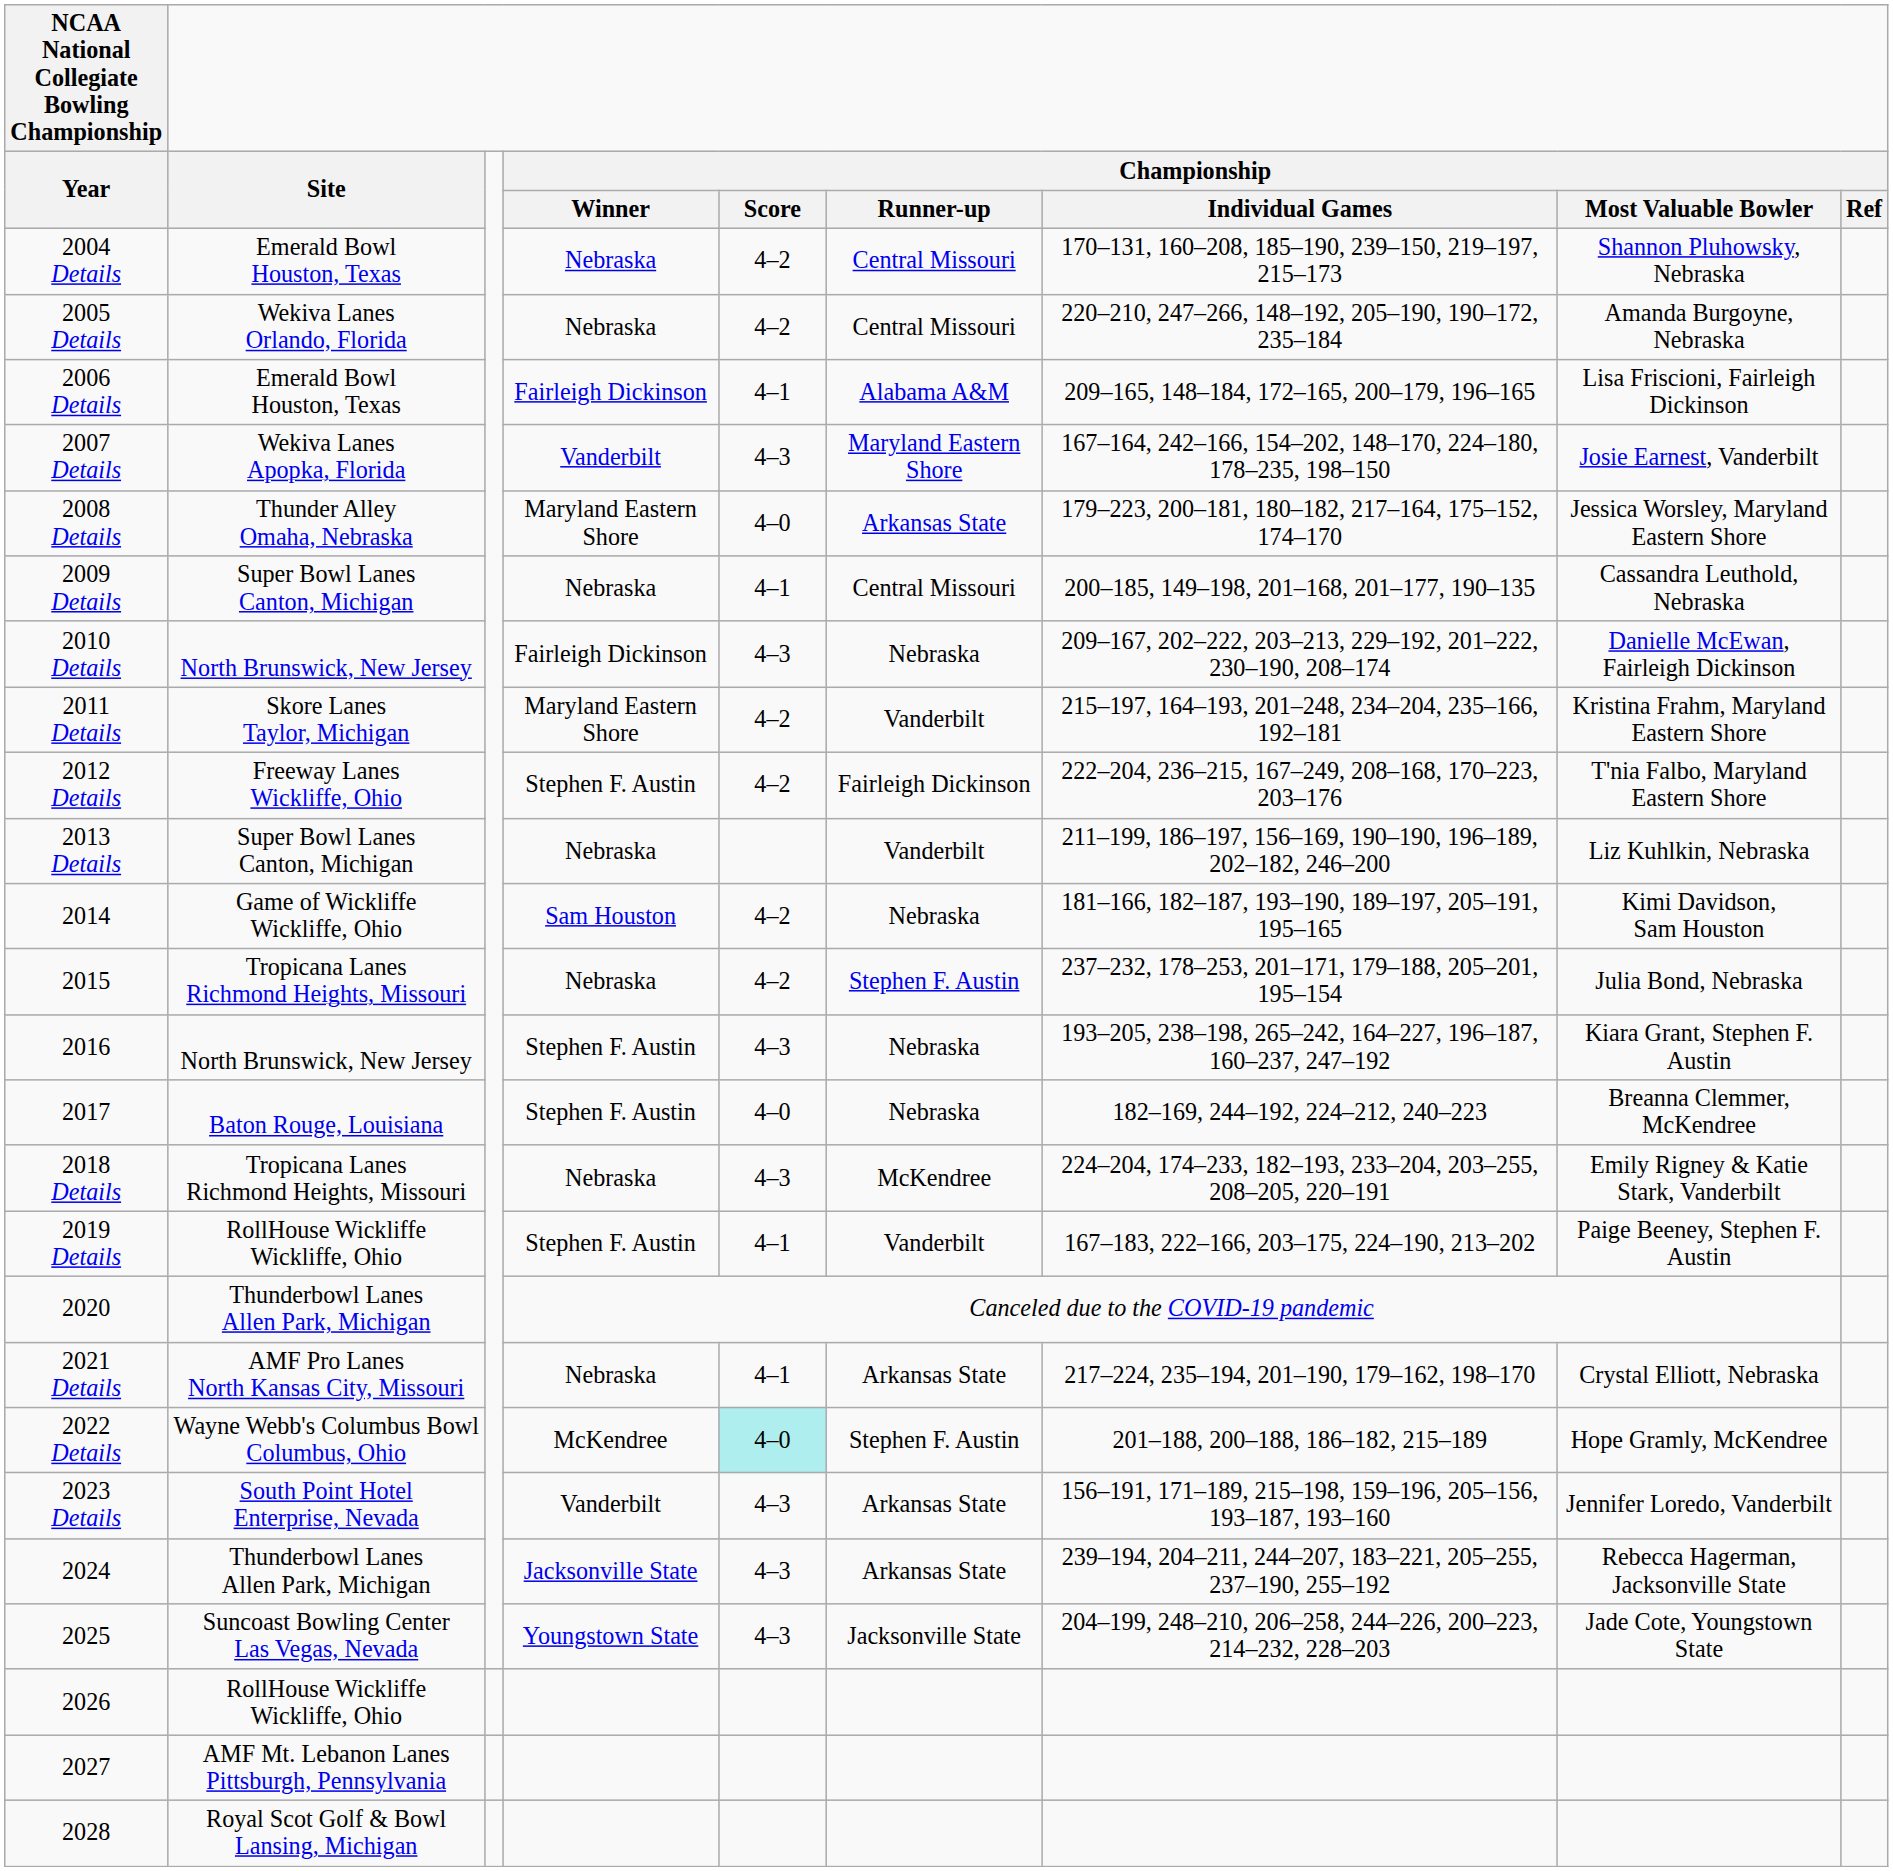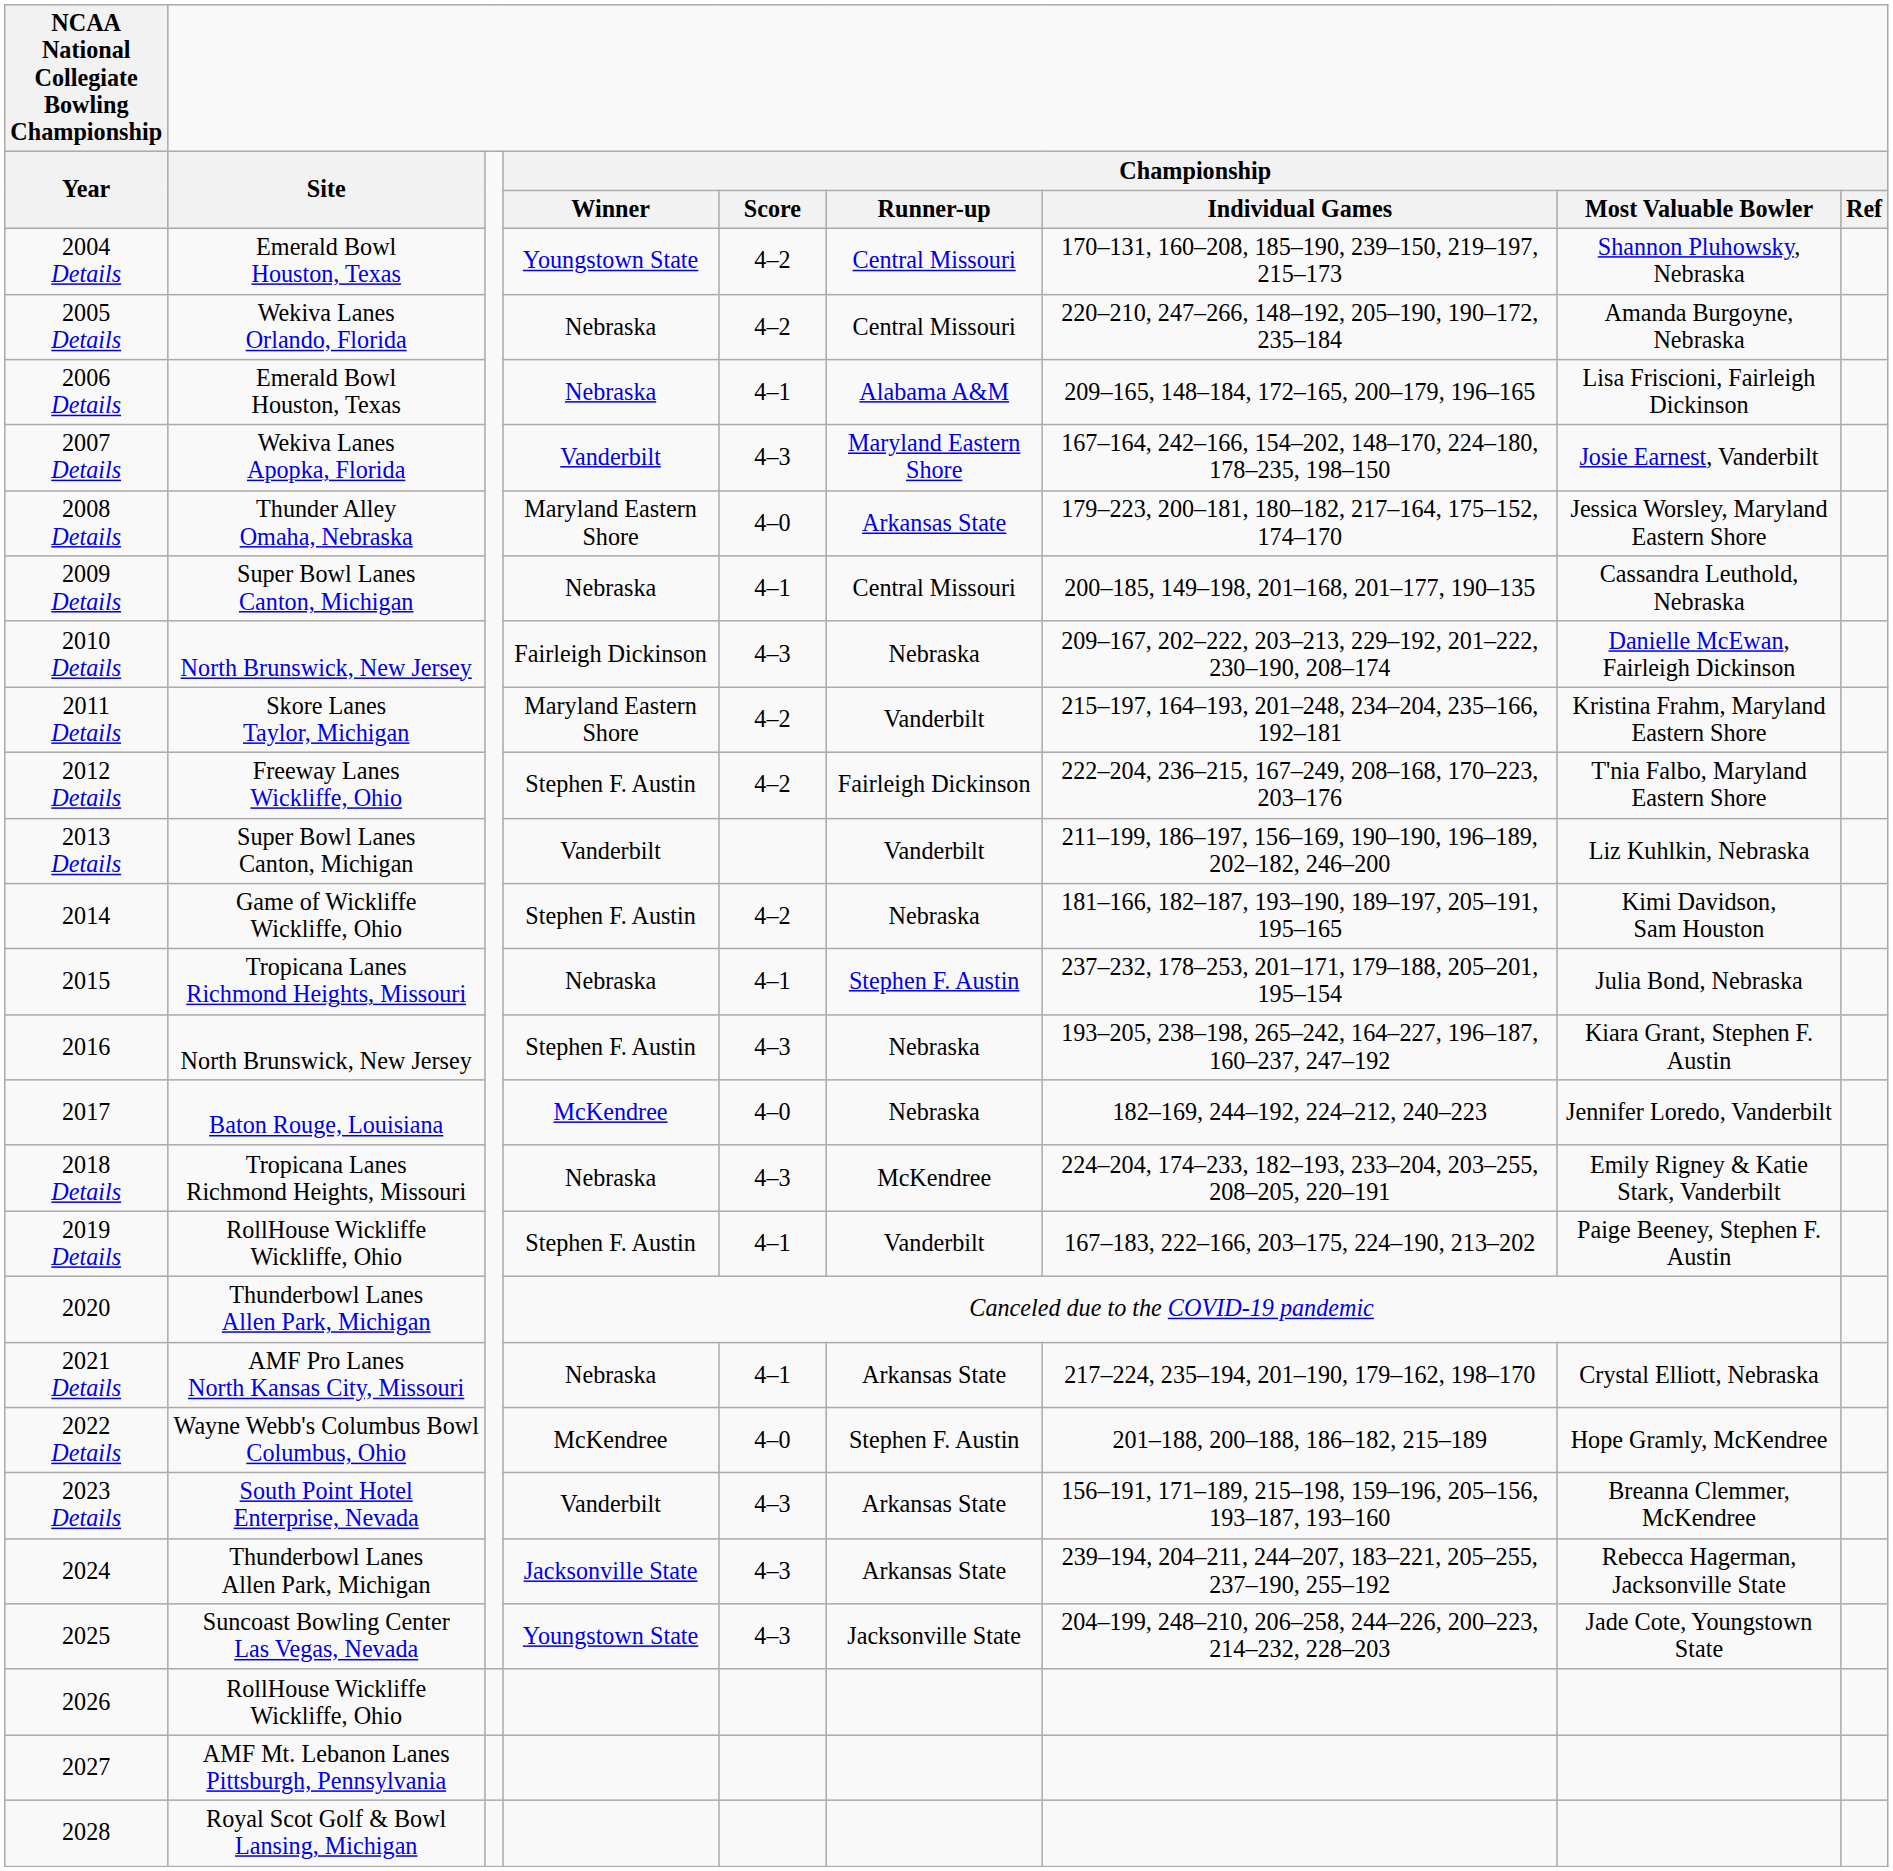(611, 260) Nebraska -> (611, 260) Youngstown State
(611, 391) Fairleigh Dickinson -> (611, 391) Nebraska
(611, 850) Nebraska -> (611, 850) Vanderbilt
(611, 915) Sam Houston -> (611, 915) Stephen F. Austin
(772, 981) 4–2 -> (772, 981) 4–1
(611, 1112) Stephen F. Austin -> (611, 1112) McKendree
(1699, 1112) Breanna Clemmer, McKendree -> (1699, 1112) Jennifer Loredo, Vanderbilt
(772, 1439) paleturquoise background -> (772, 1439) no background
(1699, 1505) Jennifer Loredo, Vanderbilt -> (1699, 1505) Breanna Clemmer, McKendree
